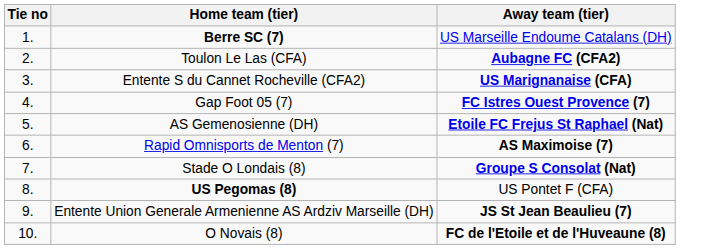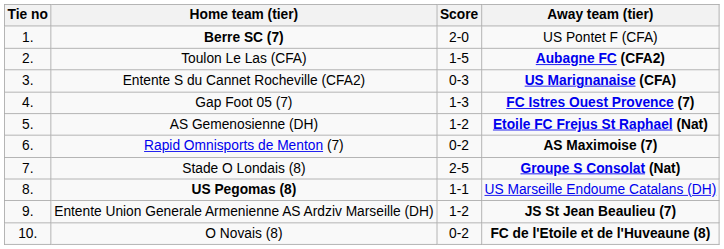+ column: (459, 15)
(556, 37) US Marseille Endoume Catalans (DH) -> (600, 37) US Pontet F (CFA)
(556, 189) US Pontet F (CFA) -> (600, 189) US Marseille Endoume Catalans (DH)
